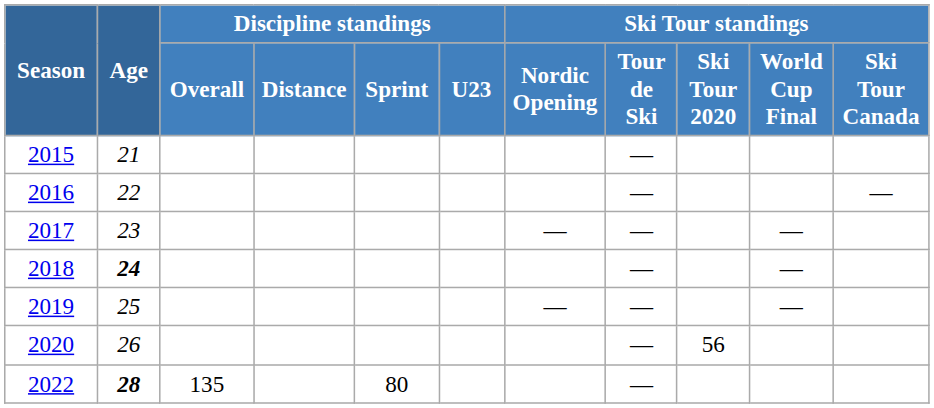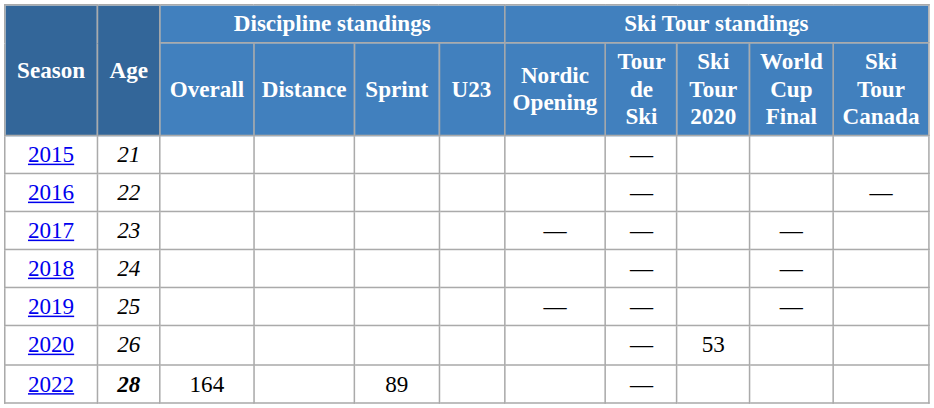(129, 268) bold -> (129, 268) normal
(713, 345) 56 -> (713, 345) 53
(207, 383) 135 -> (207, 383) 164
(397, 383) 80 -> (397, 383) 89
